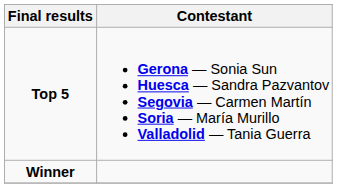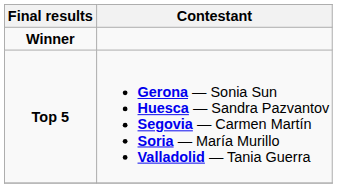rows swapped: (50, 171) <-> (50, 94)
